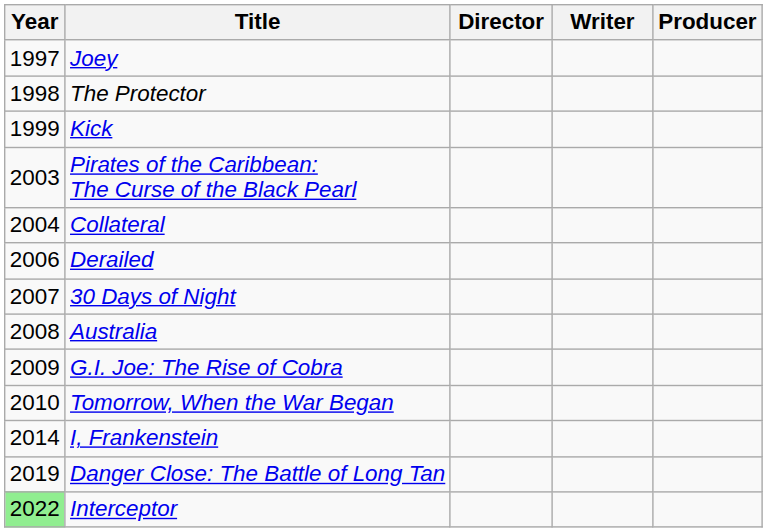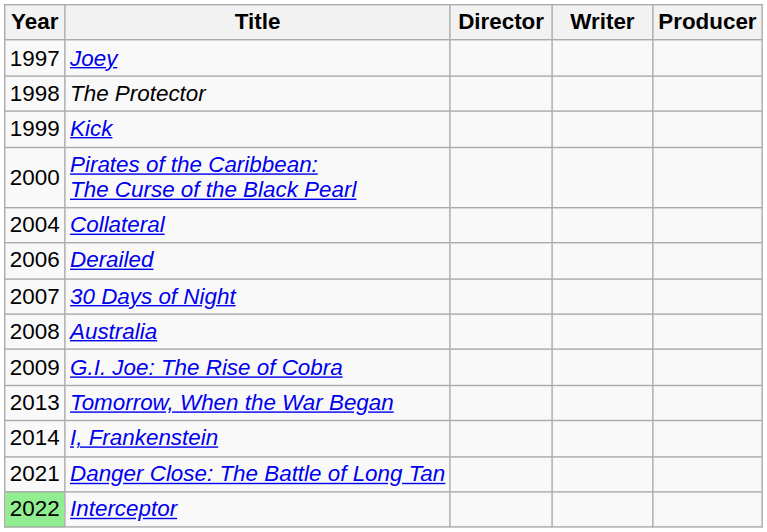(35, 176) 2003 -> (35, 176) 2000
(35, 402) 2010 -> (35, 402) 2013
(35, 473) 2019 -> (35, 473) 2021
